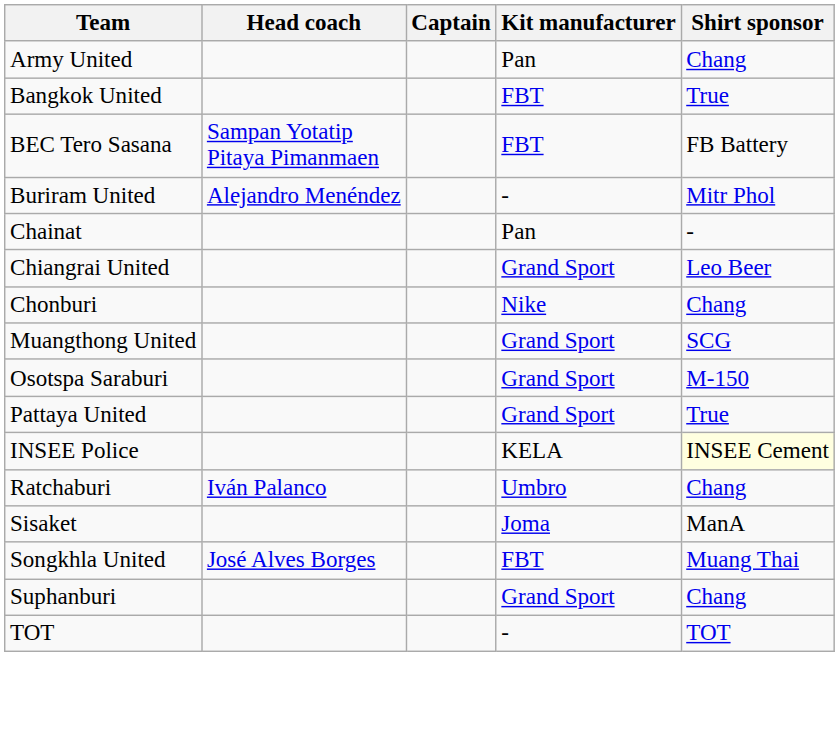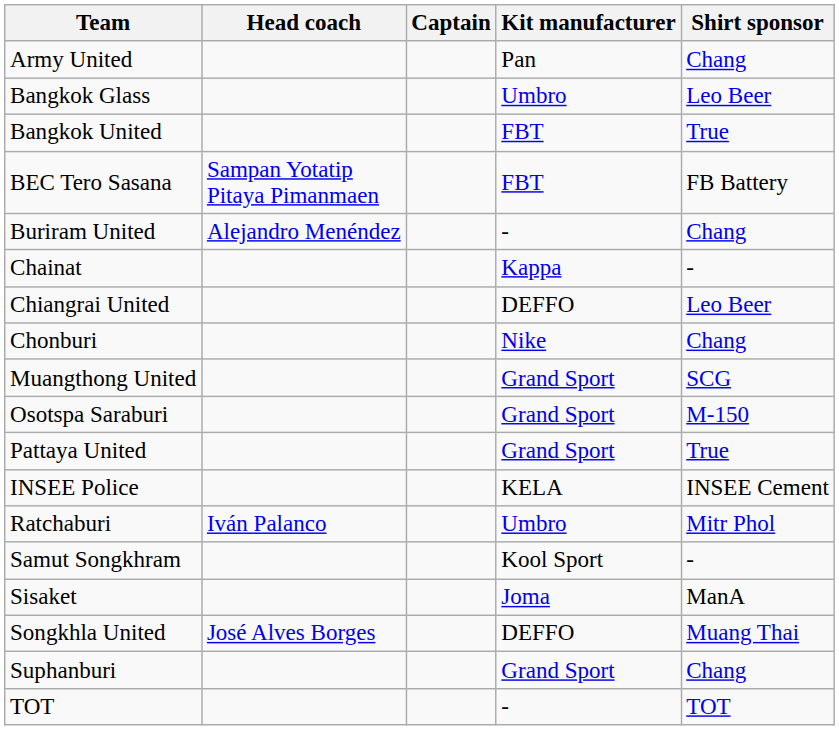+ row: (80, 95)
(731, 194) Mitr Phol -> (716, 231) Chang
(519, 231) Pan -> (531, 267) Kappa
(558, 267) Grand Sport -> (538, 304) DEFFO
(758, 450) lightyellow background -> (758, 487) no background
(716, 487) Chang -> (731, 523) Mitr Phol
+ row: (95, 560)
(522, 560) FBT -> (538, 633) DEFFO
